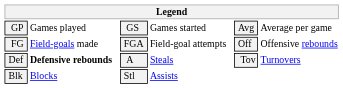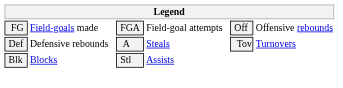- row: (16, 28)
(71, 60) bold -> (69, 44) normal
